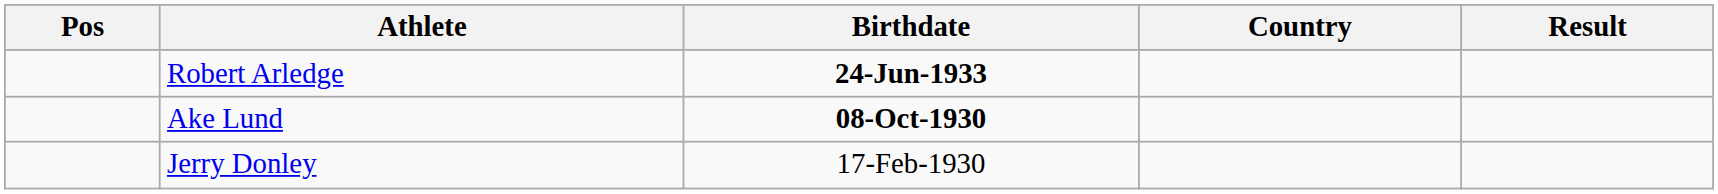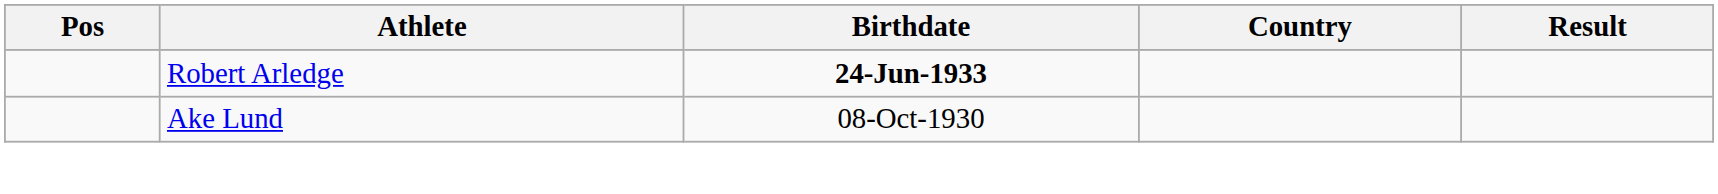(911, 118) bold -> (911, 118) normal
- row: (242, 164)
